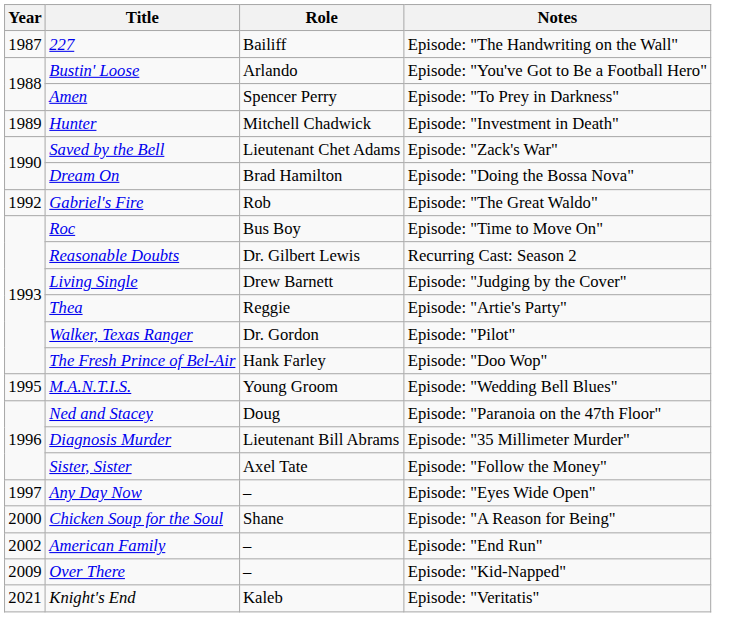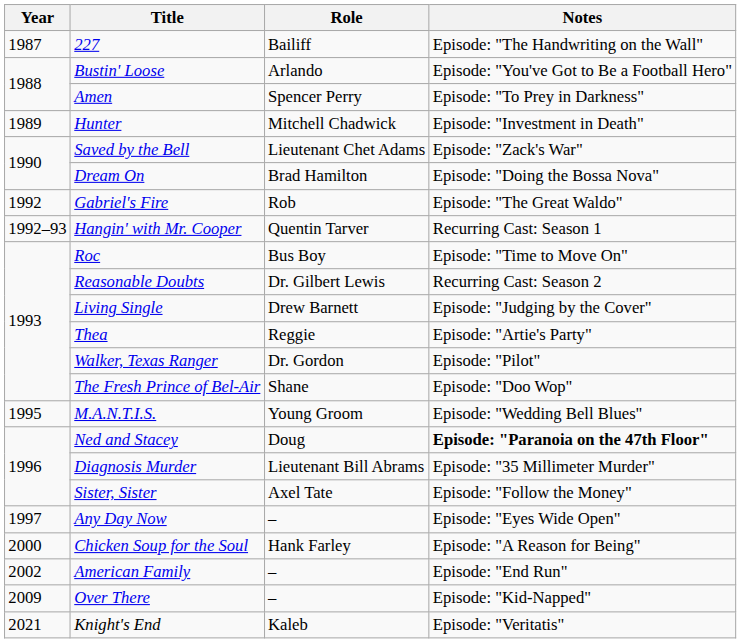+ row: (158, 228)
(284, 360) Hank Farley -> (288, 387) Shane
(535, 413) normal -> (571, 439) bold
(263, 519) Shane -> (309, 545) Hank Farley
